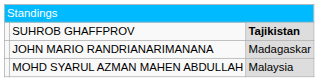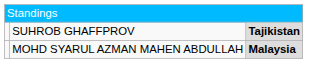- row: (113, 49)
(271, 67) normal -> (272, 49) bold
